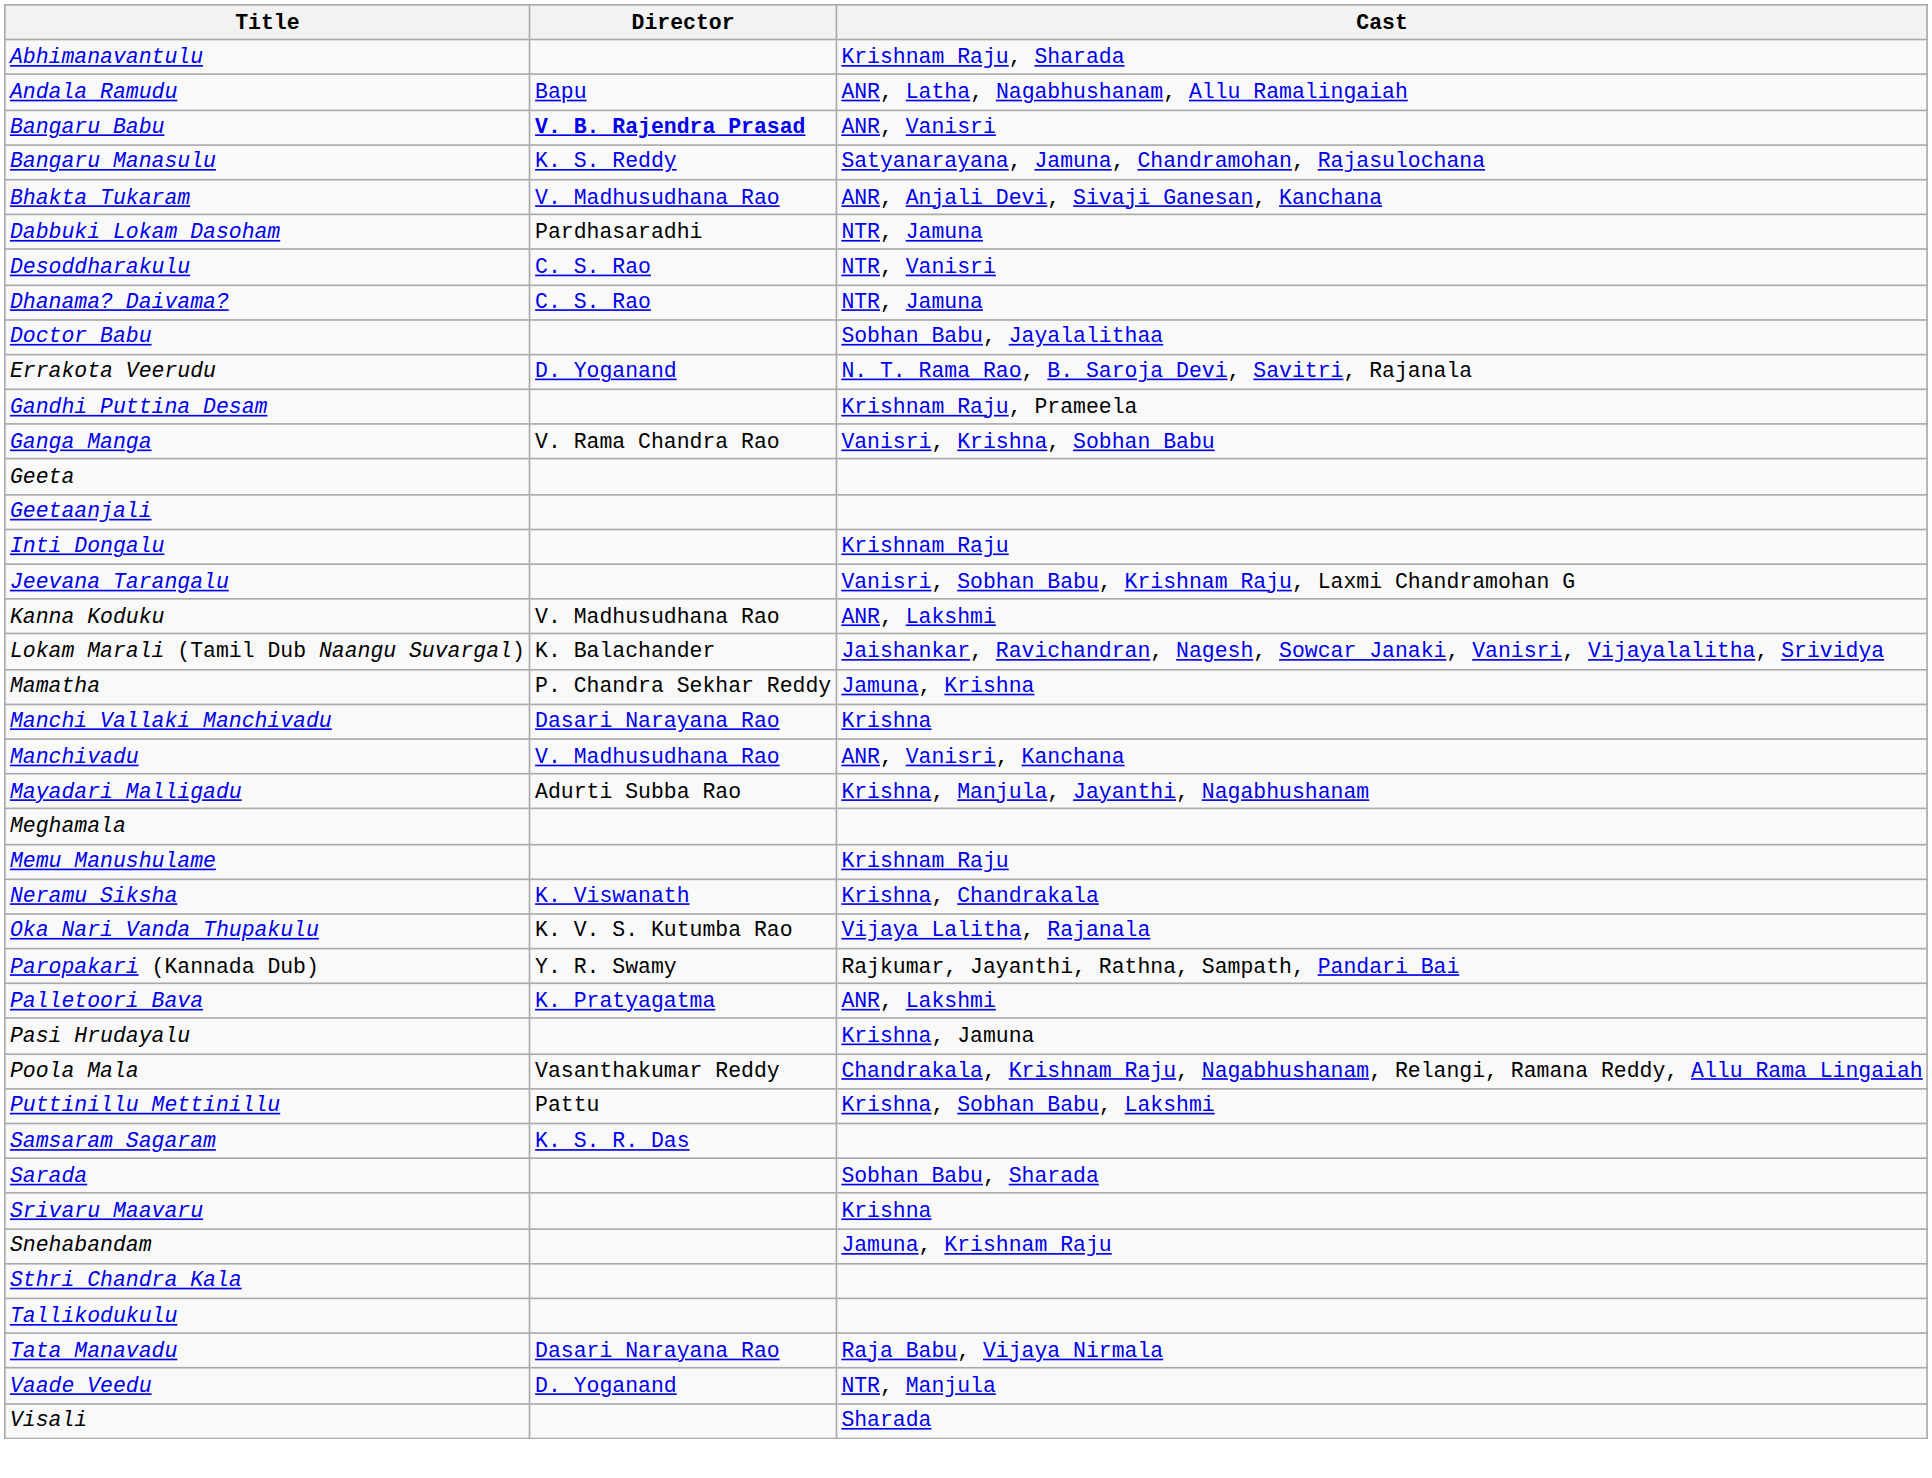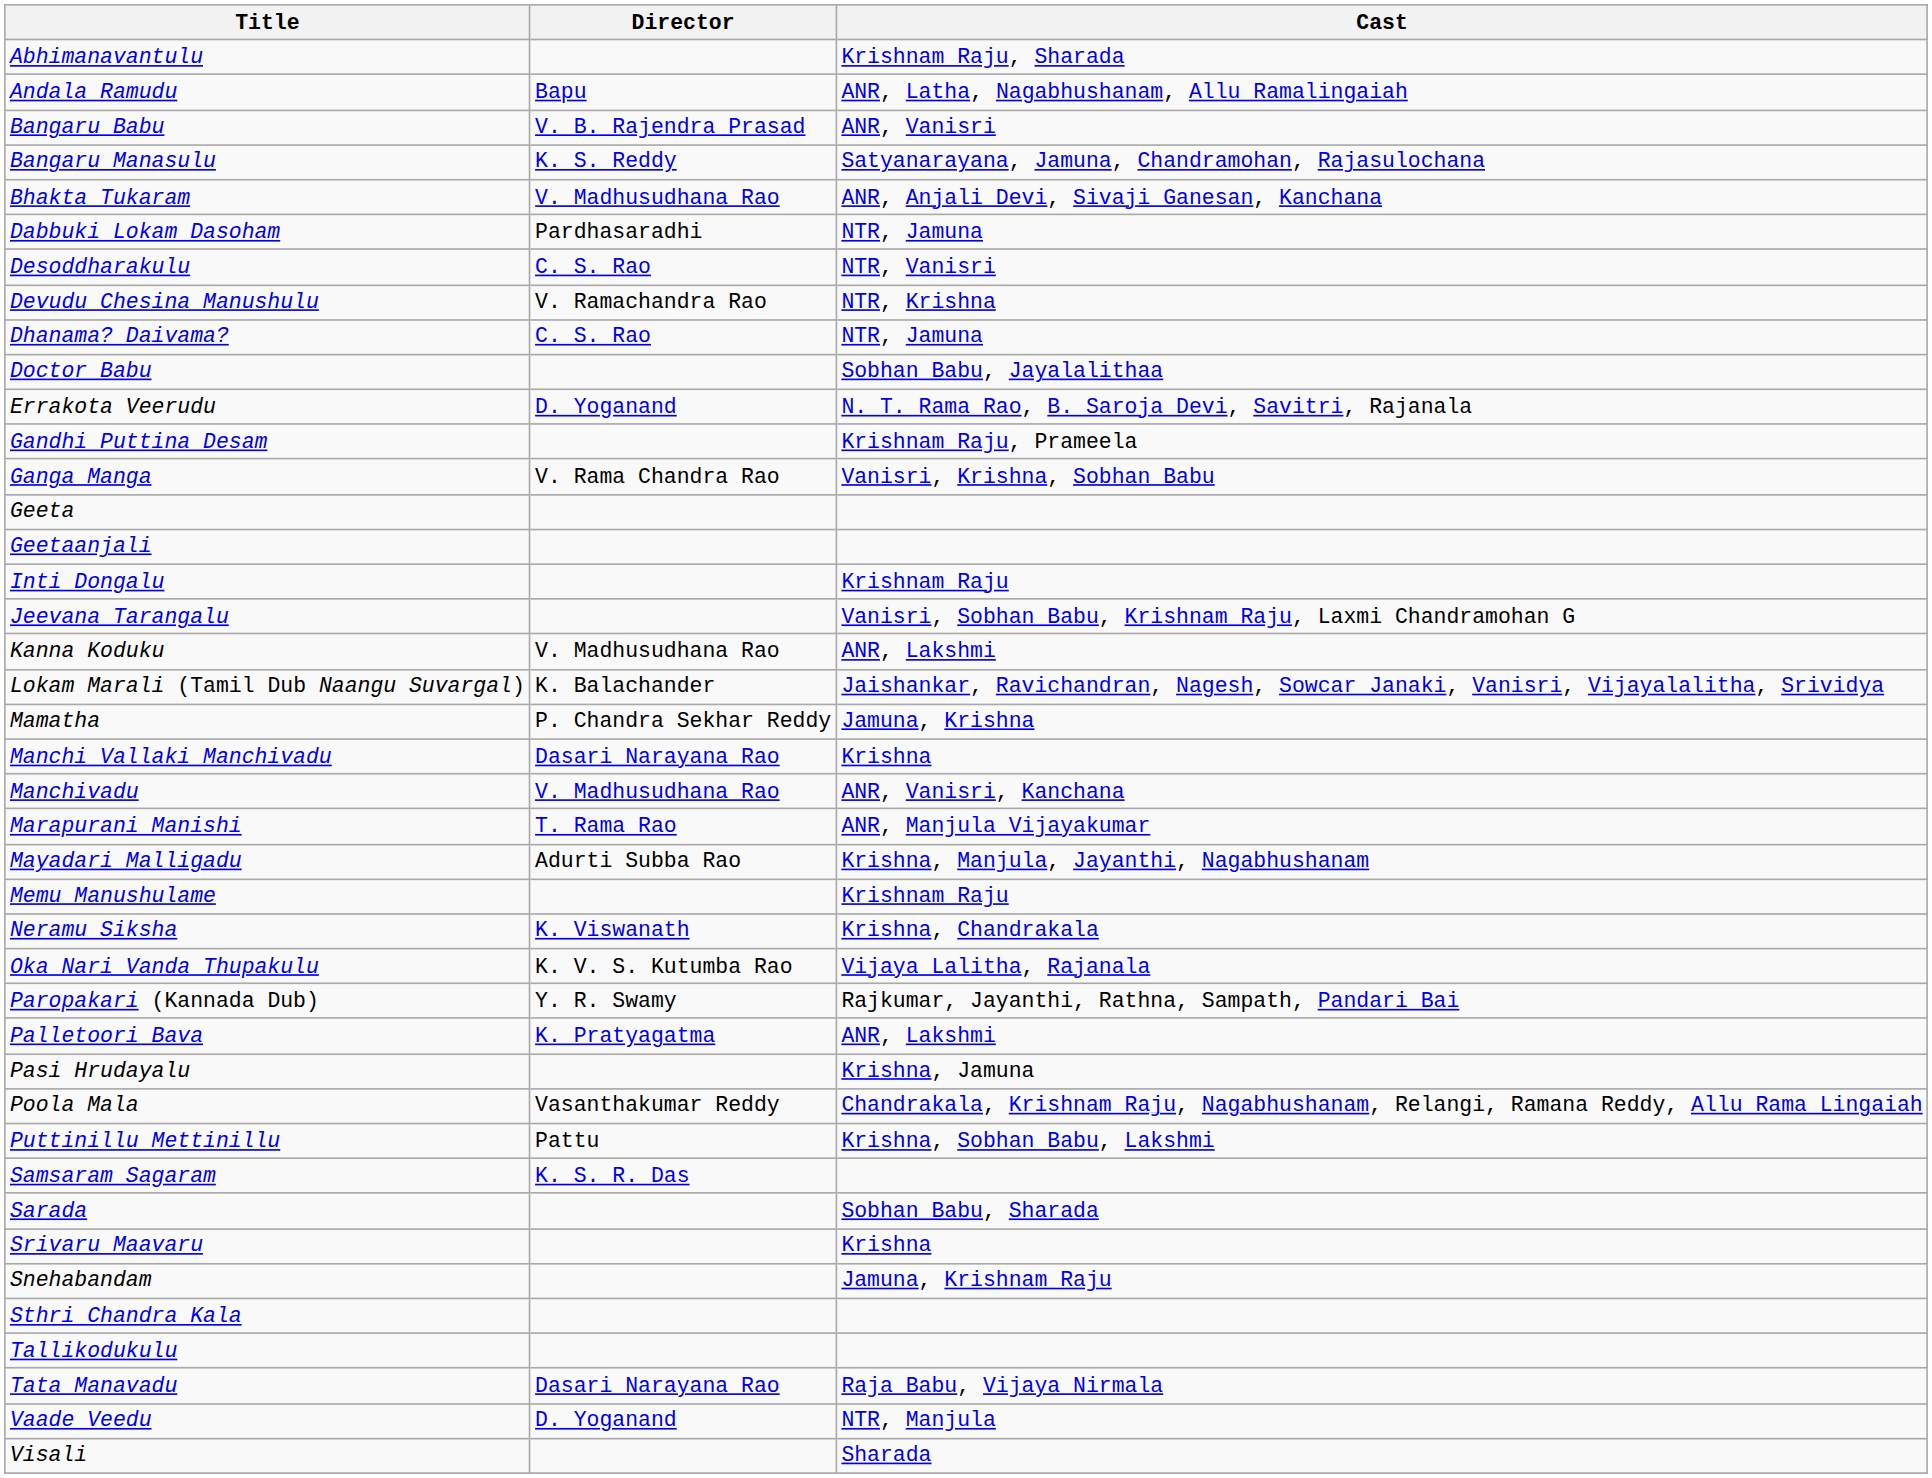(670, 127) bold -> (670, 127) normal
+ row: (164, 302)
+ row: (126, 826)
- row: (68, 826)
